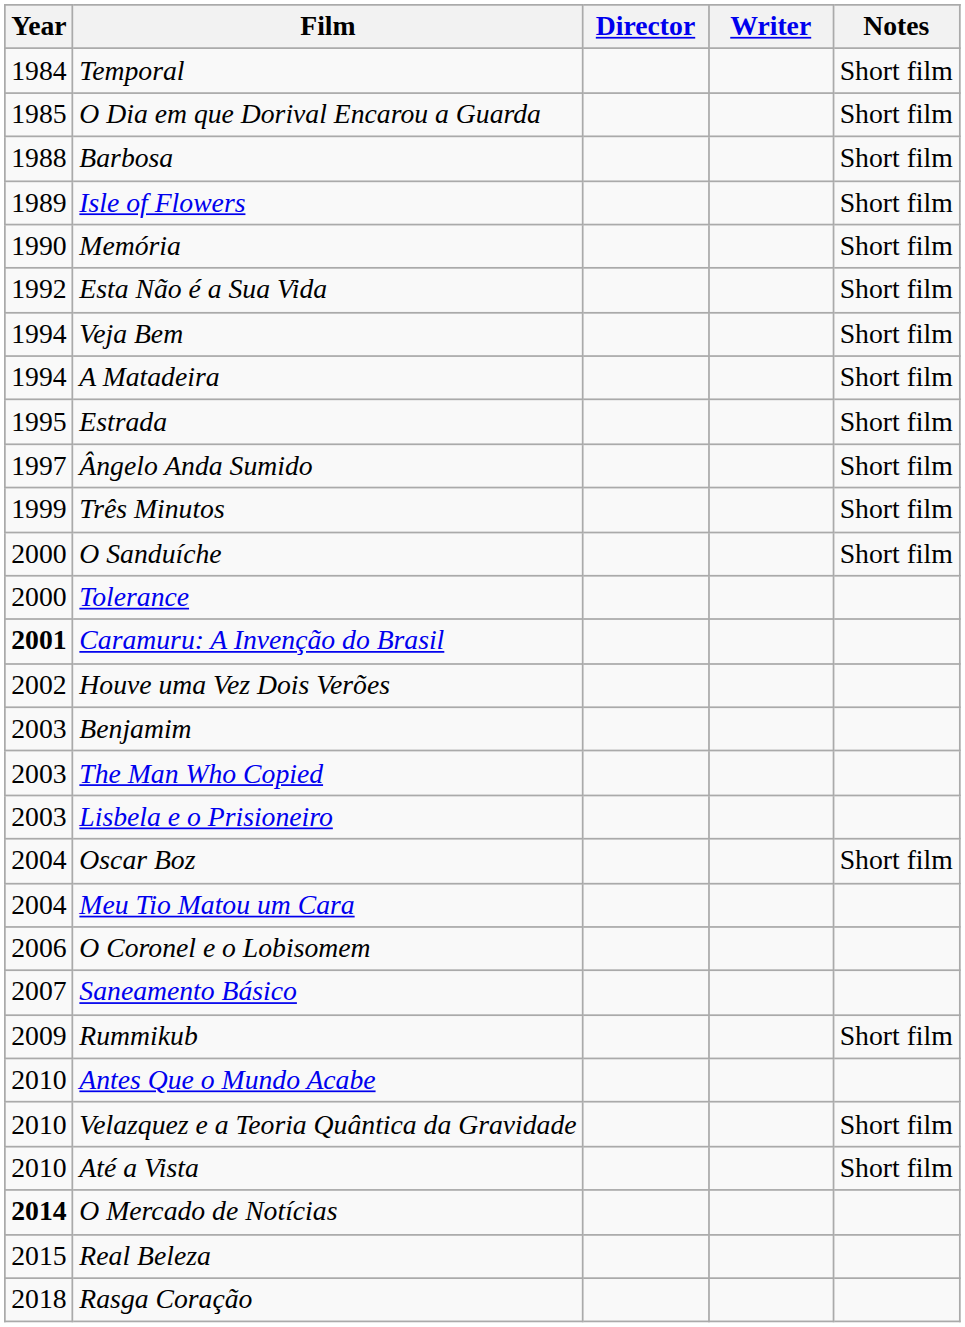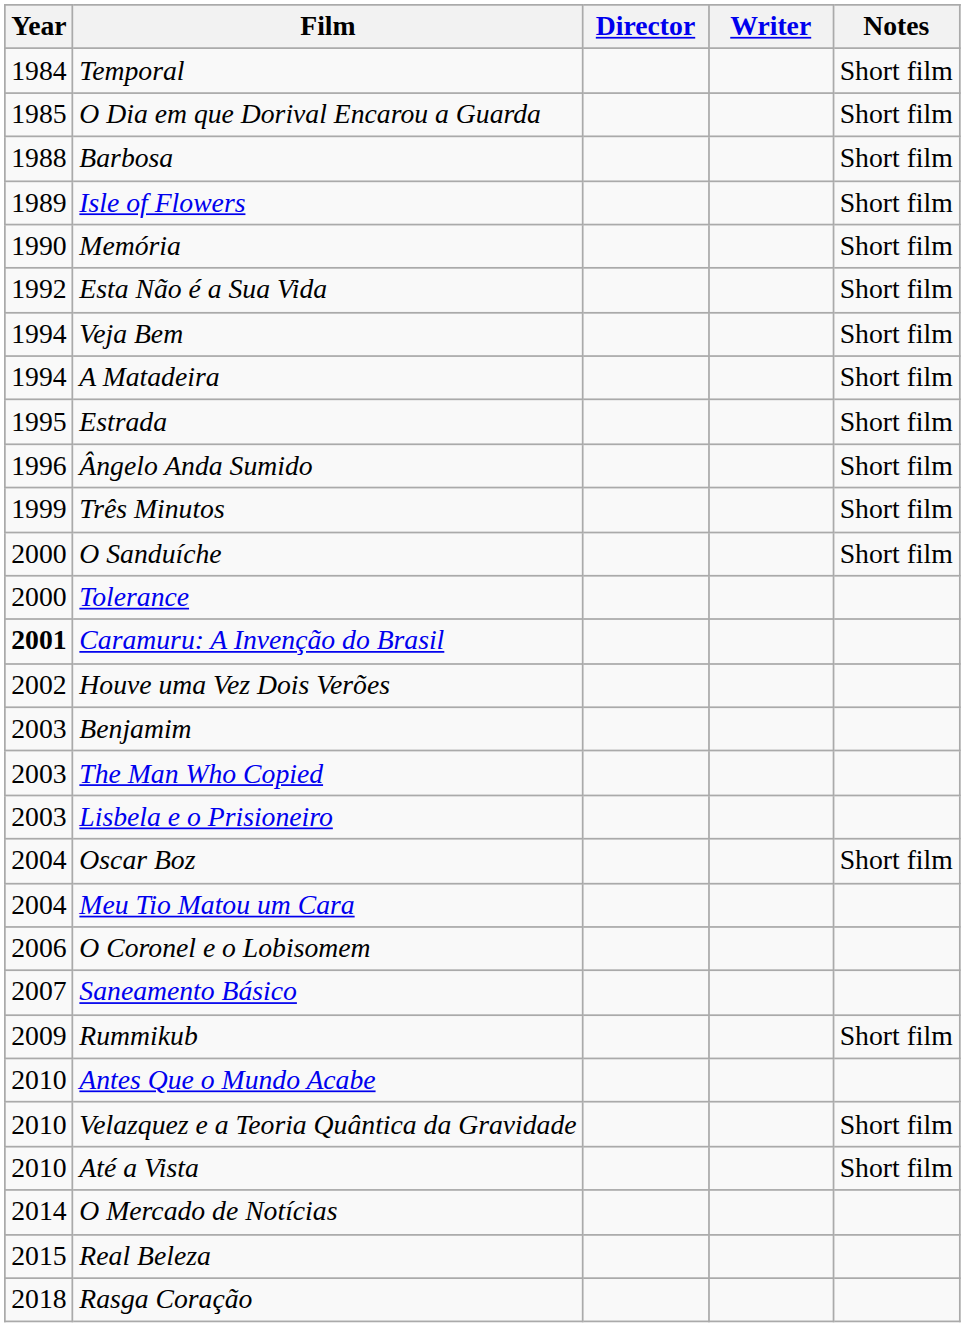(39, 465) 1997 -> (39, 465) 1996
(39, 1211) bold -> (39, 1211) normal
